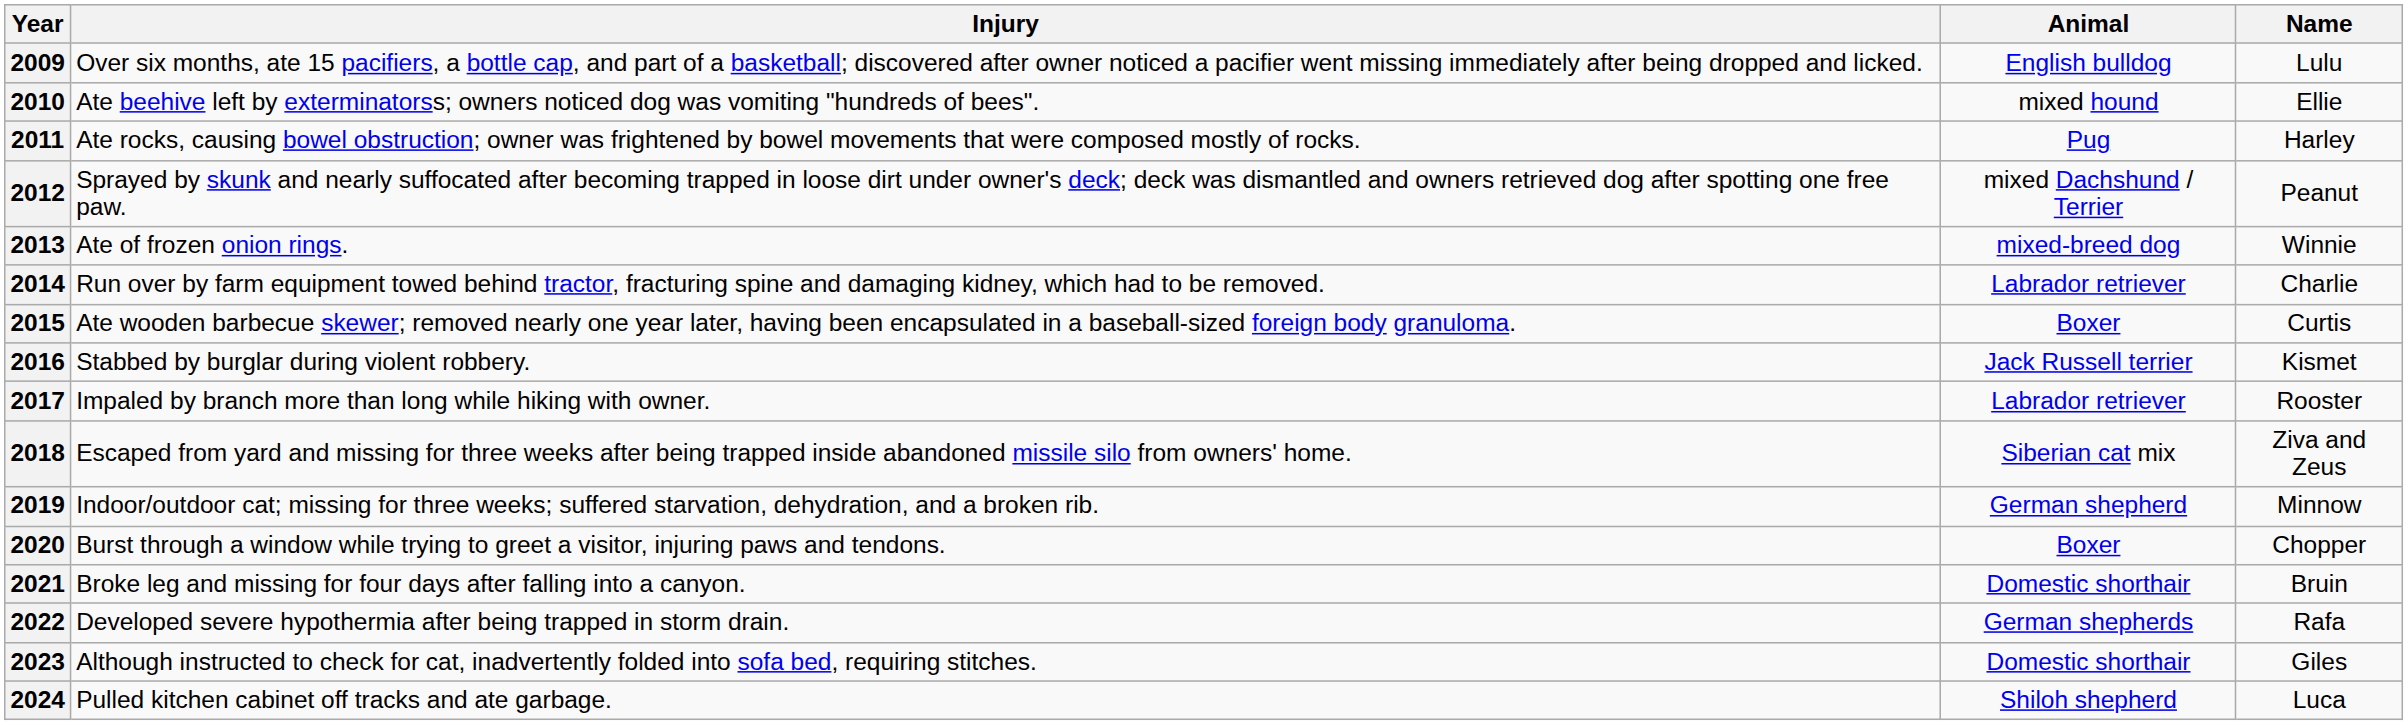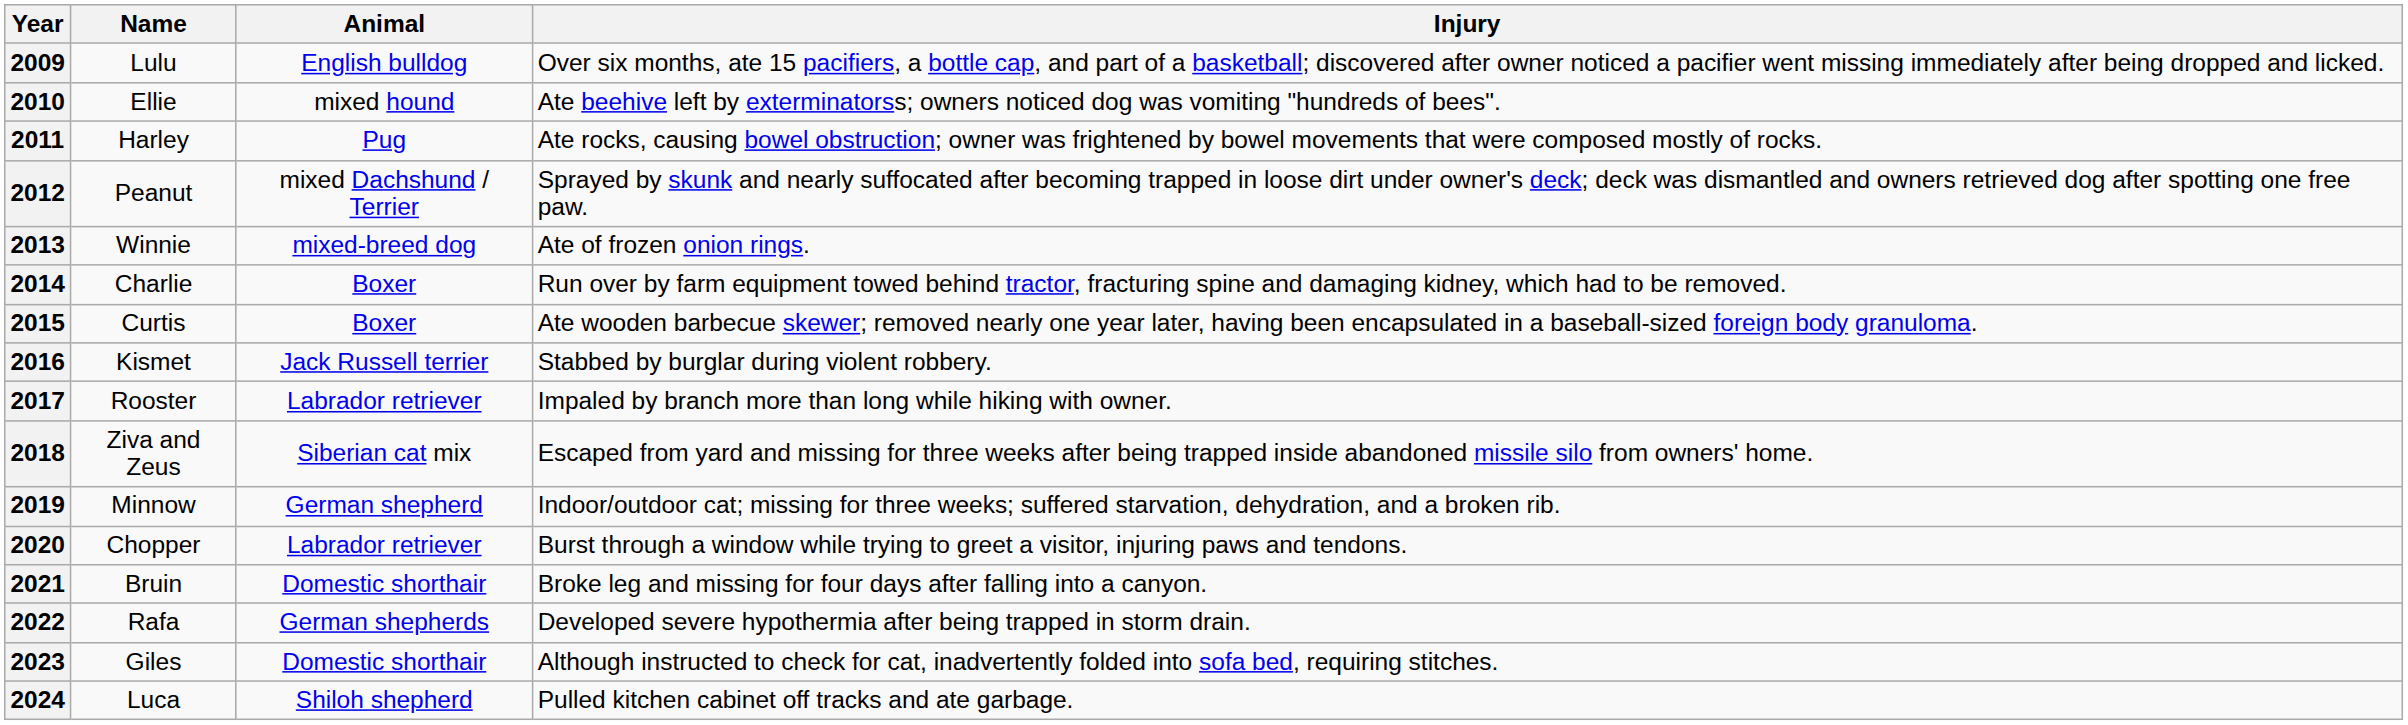columns swapped: (2319, 23) <-> (1006, 23)
(2088, 284) Labrador retriever -> (384, 284) Boxer
(2088, 544) Boxer -> (384, 544) Labrador retriever
